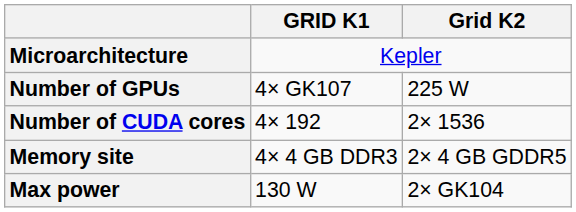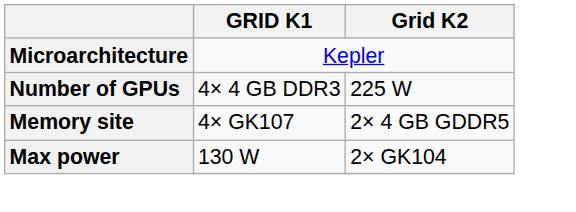(303, 88) 4× GK107 -> (269, 88) 4× 4 GB DDR3
- row: (127, 122)
(326, 156) 4× 4 GB DDR3 -> (246, 122) 4× GK107
